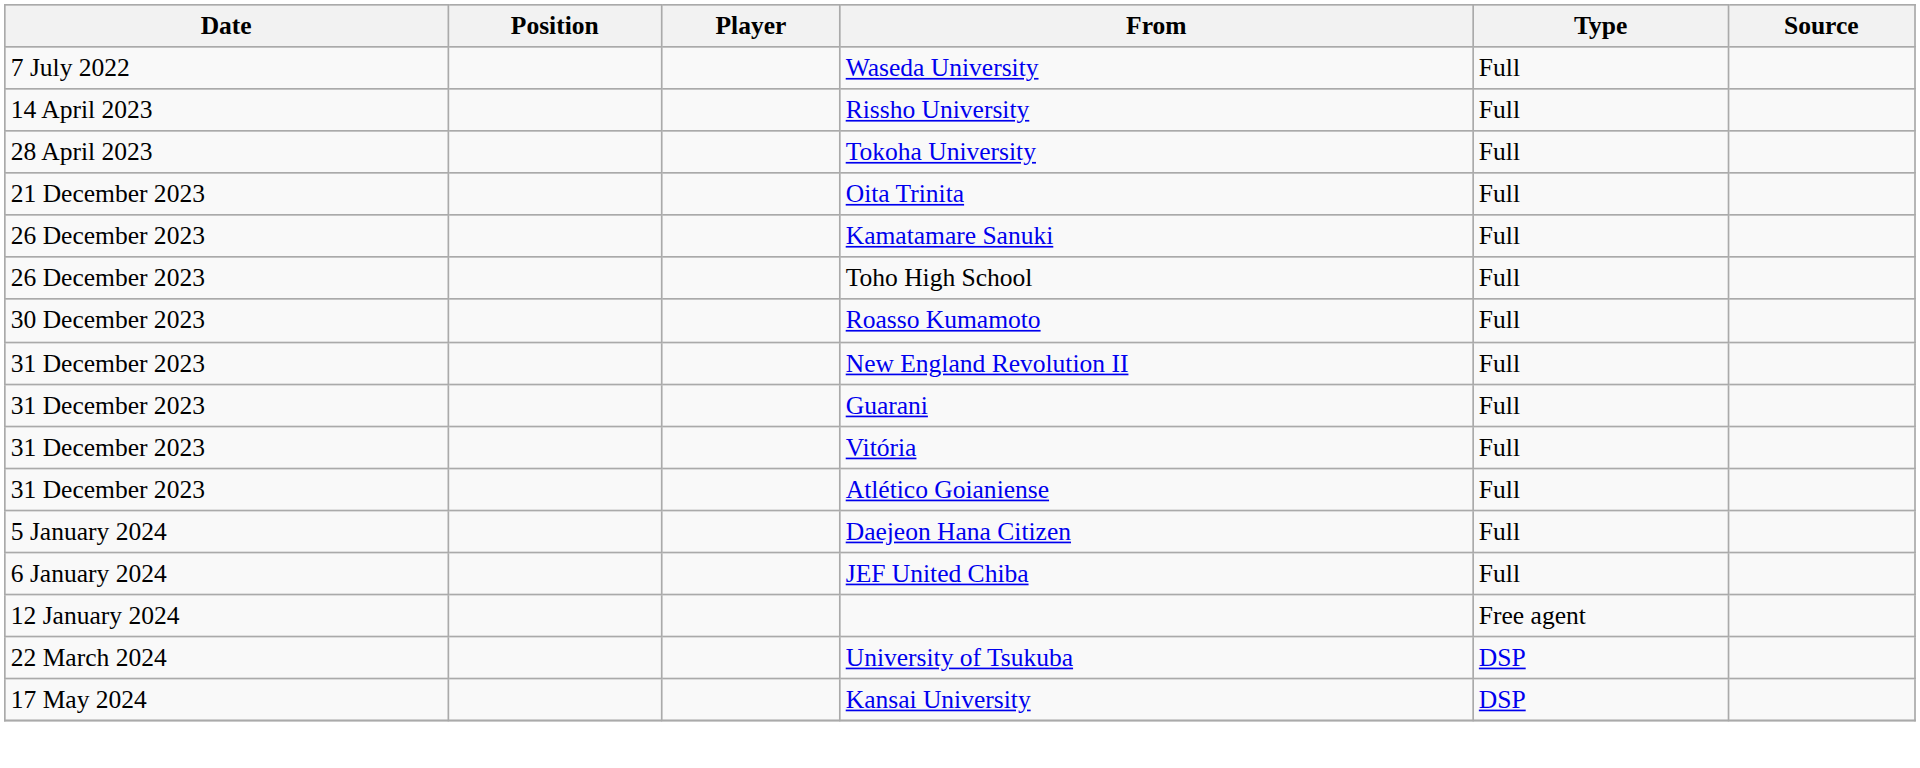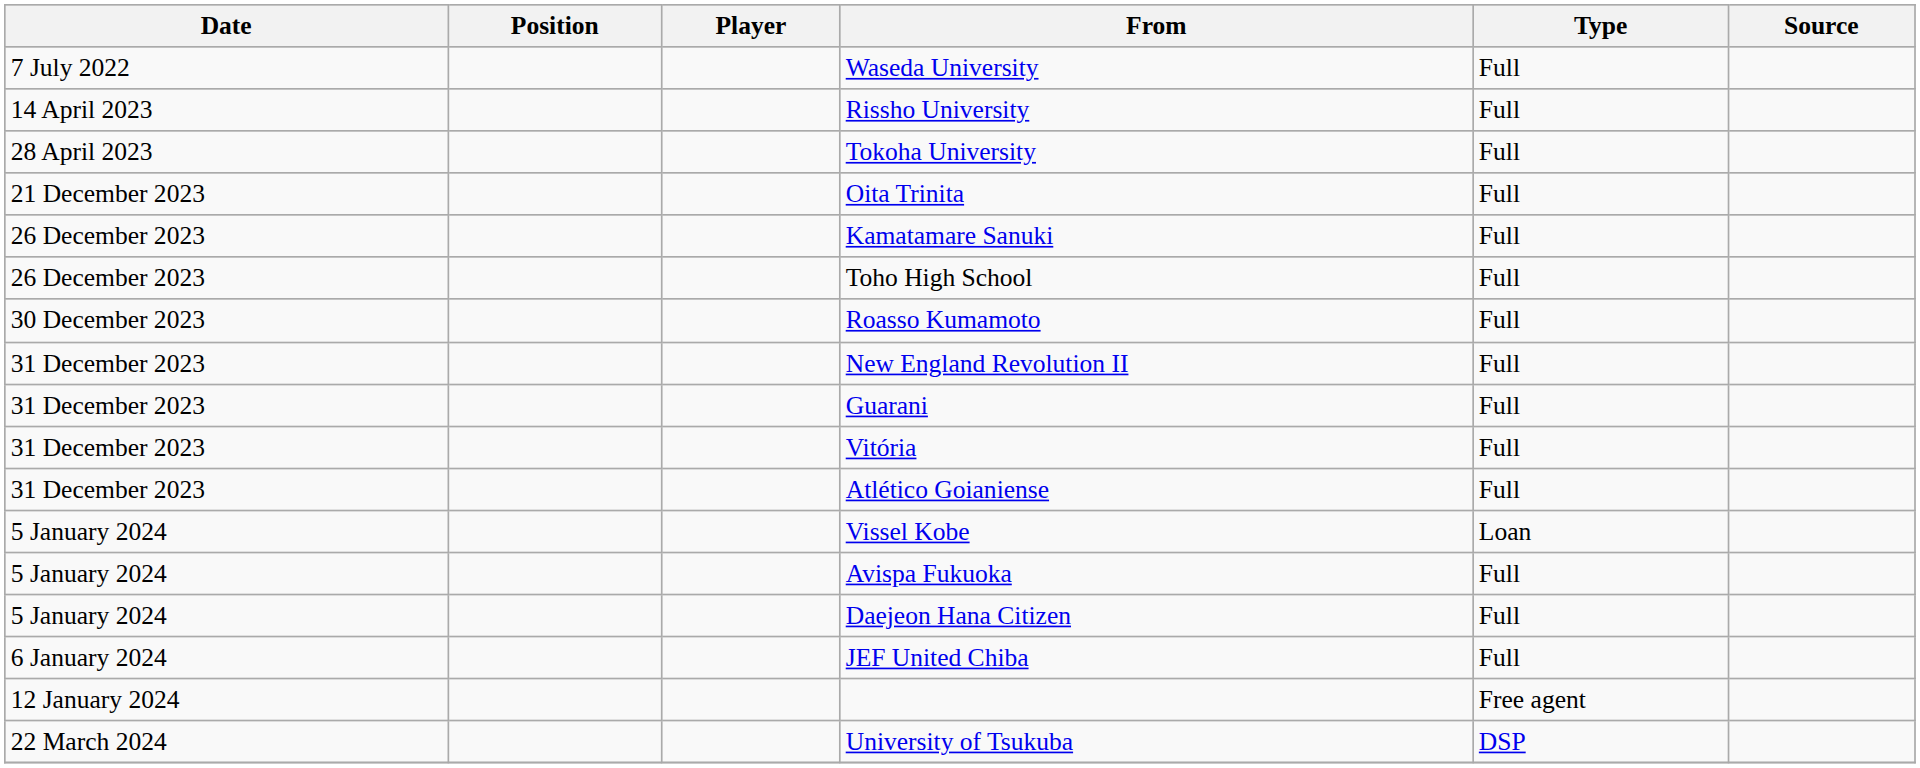+ row: (89, 530)
+ row: (89, 573)
- row: (79, 699)
